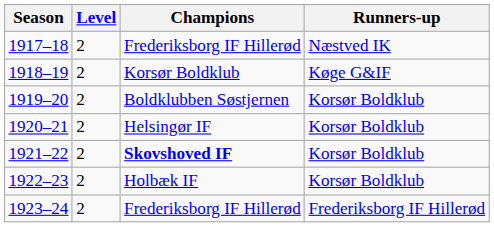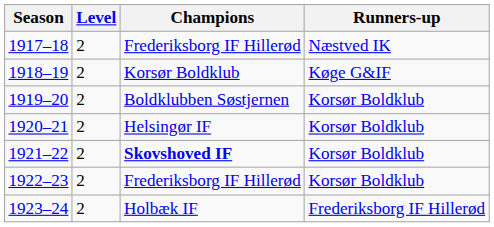(161, 180) Holbæk IF -> (212, 180) Frederiksborg IF Hillerød
(212, 208) Frederiksborg IF Hillerød -> (161, 208) Holbæk IF
